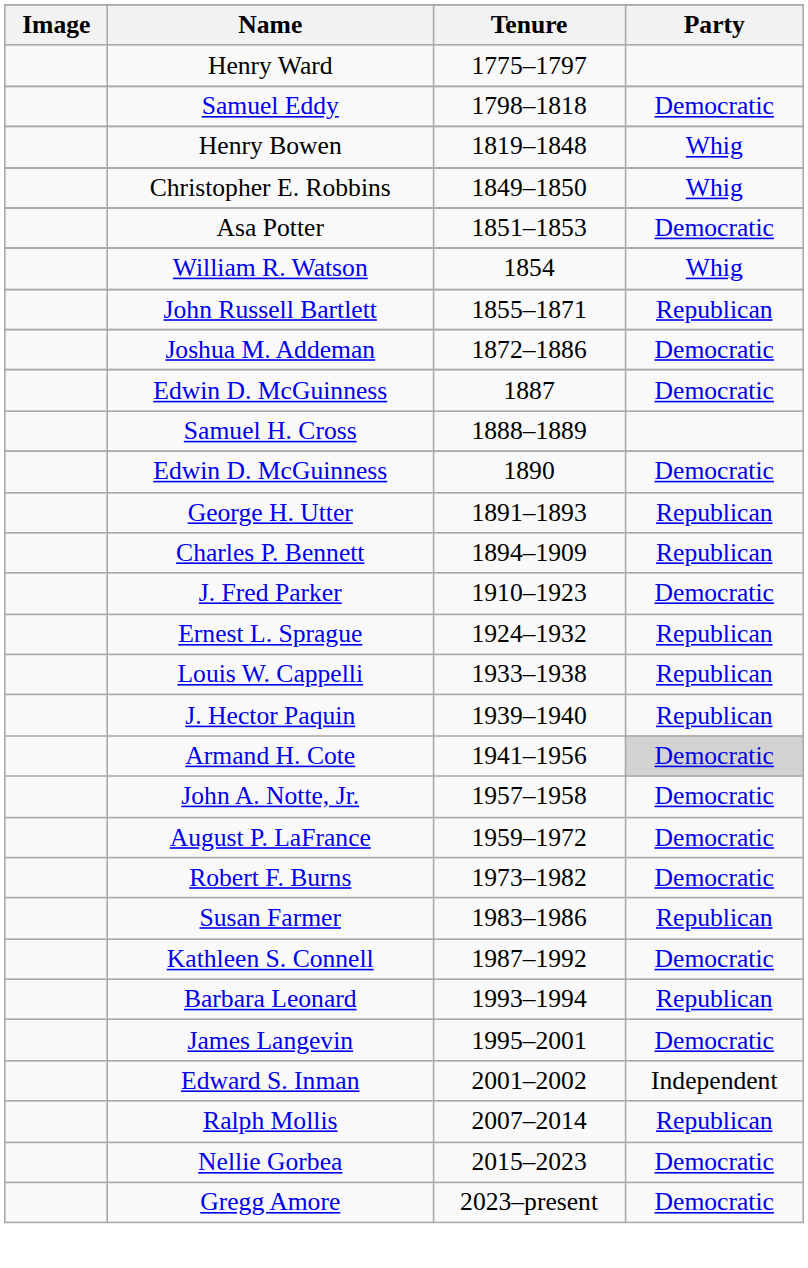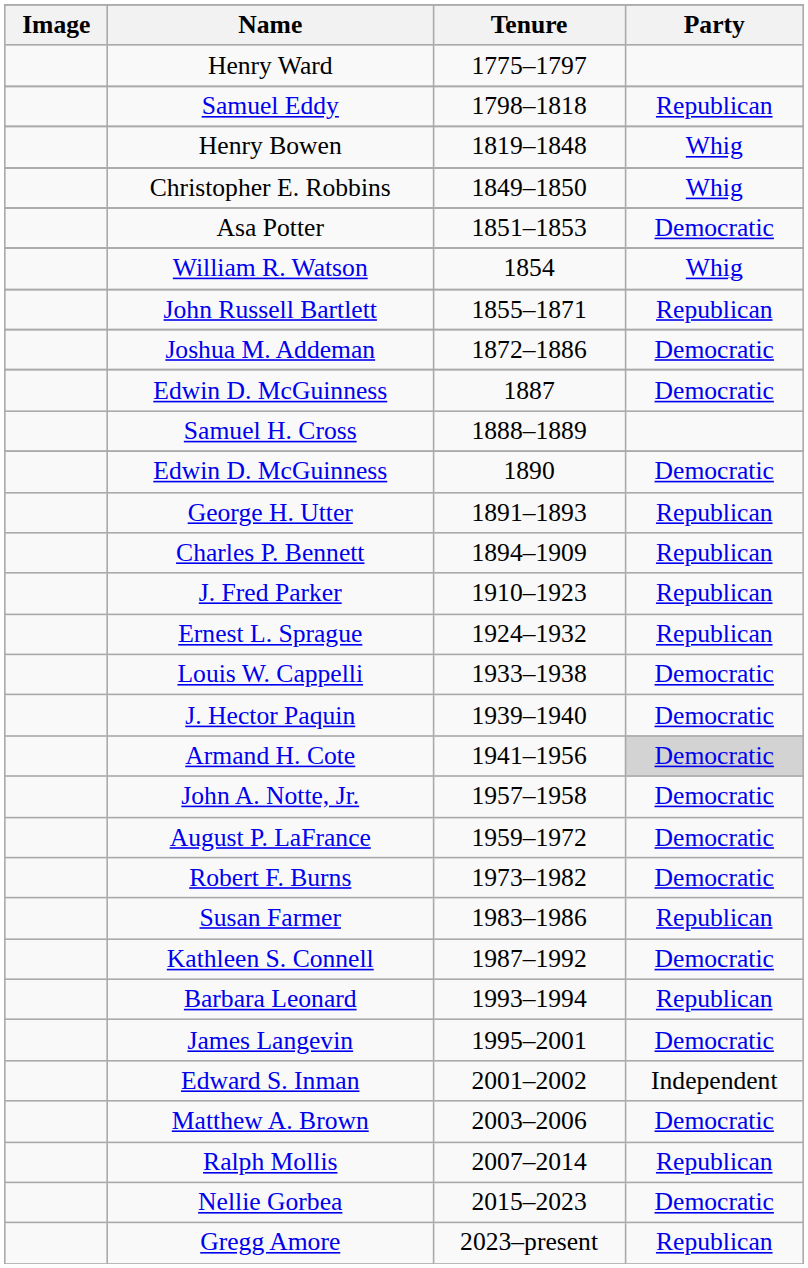(714, 106) Democratic -> (714, 106) Republican
(714, 593) Democratic -> (714, 593) Republican
(714, 674) Republican -> (714, 674) Democratic
(714, 715) Republican -> (714, 715) Democratic
+ row: (270, 1120)
(714, 1202) Democratic -> (714, 1242) Republican
